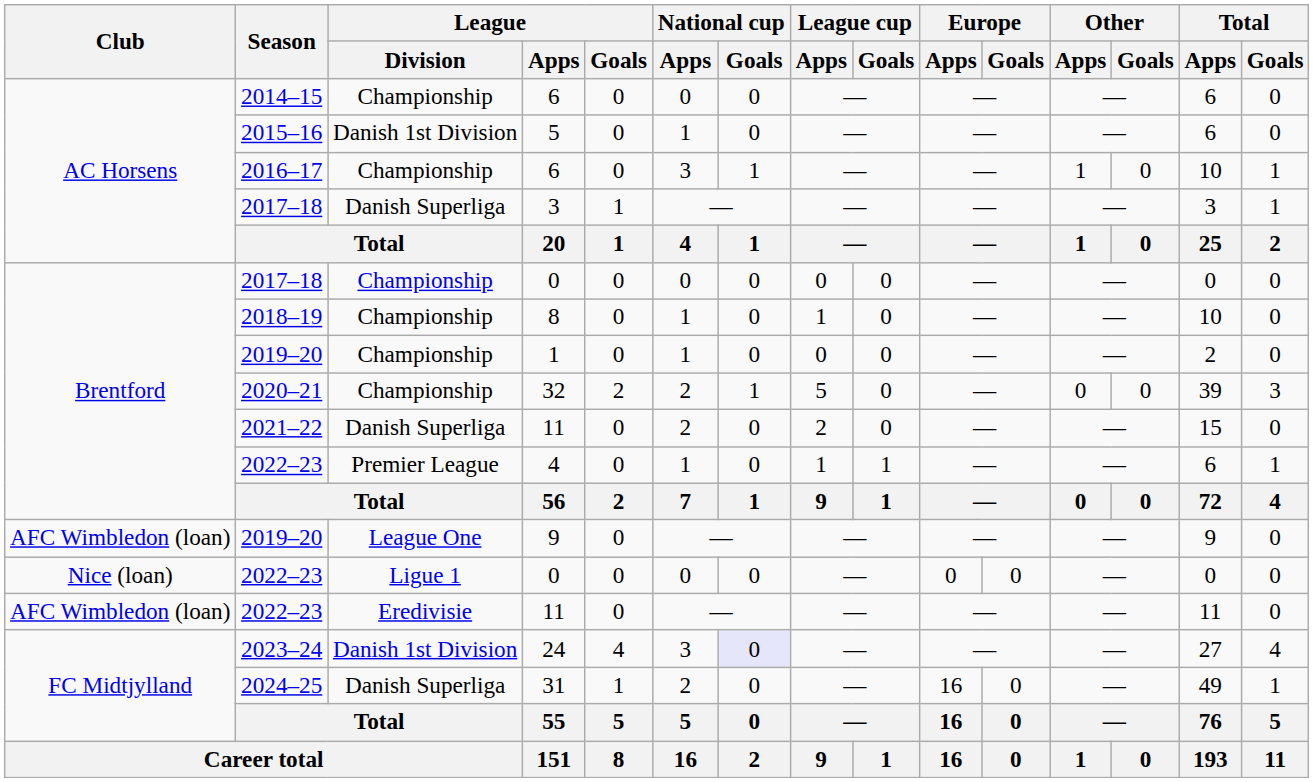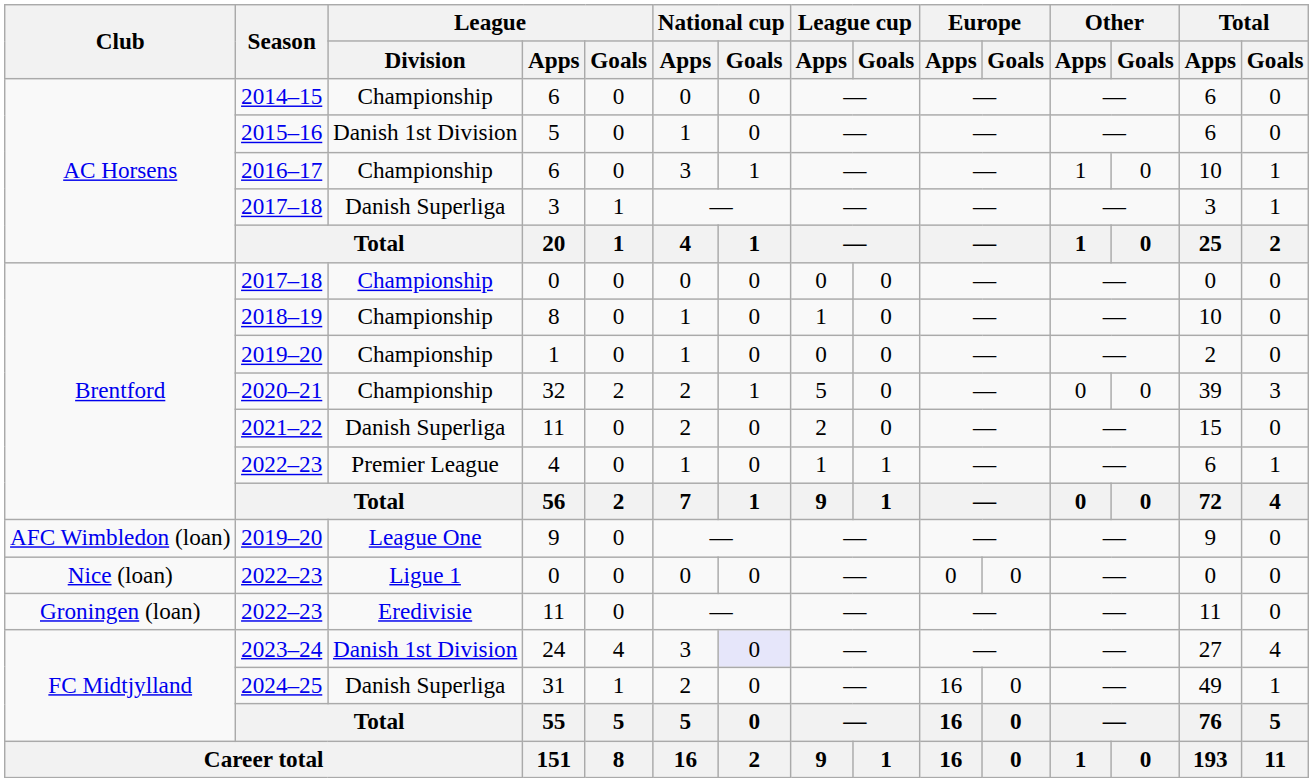(120, 611) AFC Wimbledon (loan) -> (120, 611) Groningen (loan)
